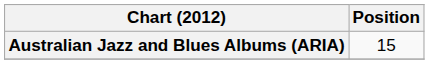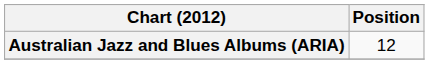(386, 45) 15 -> (386, 45) 12
